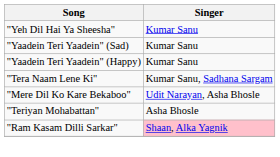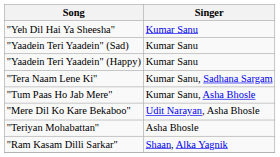+ row: (60, 95)
(187, 128) pink background -> (187, 144) no background
